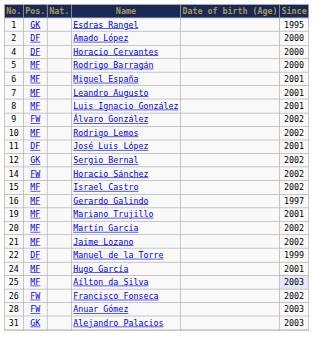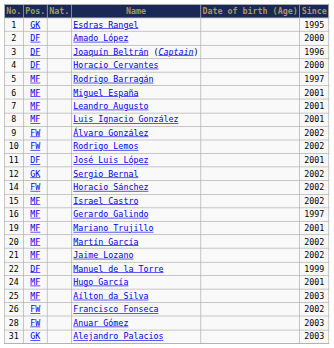+ row: (136, 52)
(294, 65) 2000 -> (314, 79) 1997
(35, 133) MF -> (35, 147) FW
(294, 282) lavender background -> (314, 296) no background
